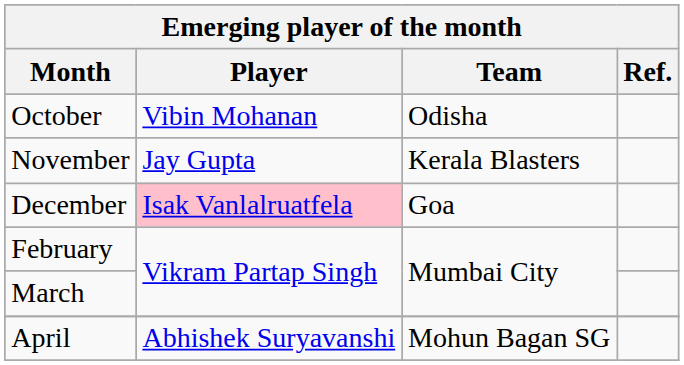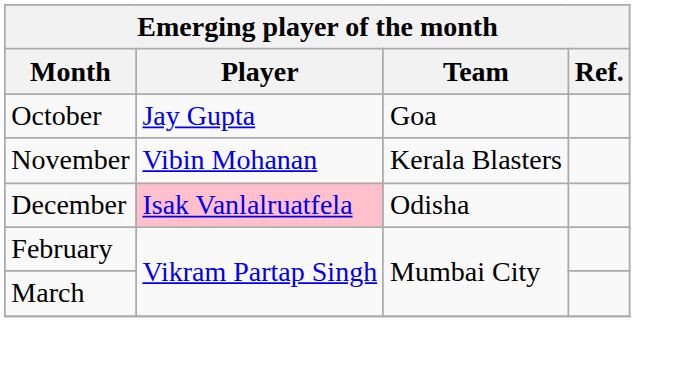(230, 115) Vibin Mohanan -> (199, 115) Jay Gupta
(448, 115) Odisha -> (413, 115) Goa
(199, 159) Jay Gupta -> (230, 159) Vibin Mohanan
(431, 204) Goa -> (430, 204) Odisha
- row: (41, 337)
